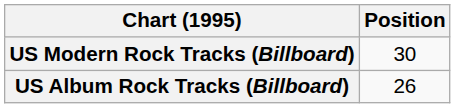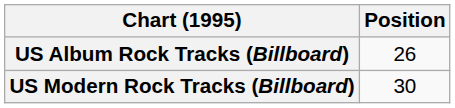rows swapped: (182, 86) <-> (182, 53)
